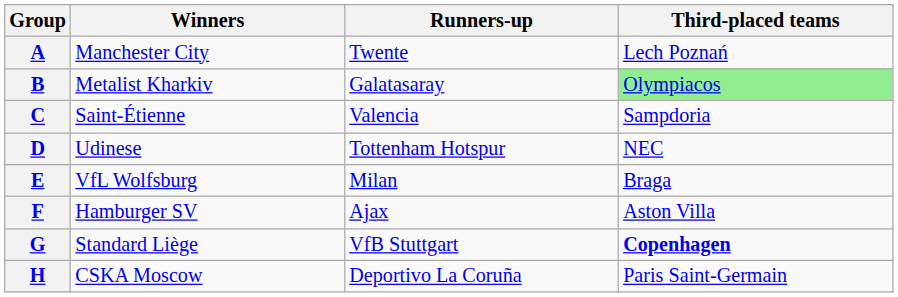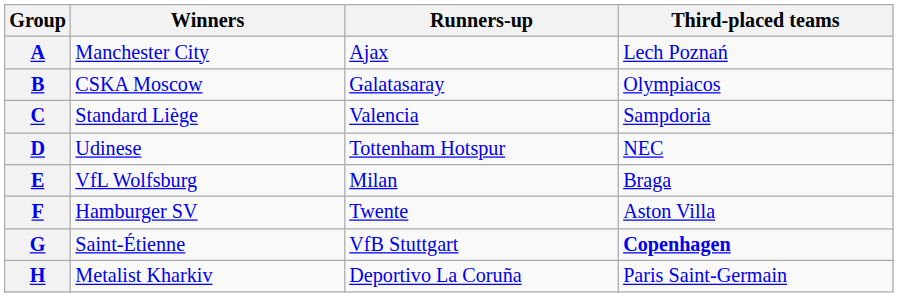(379, 52) Twente -> (369, 52) Ajax
(144, 84) Metalist Kharkiv -> (139, 84) CSKA Moscow
(672, 84) lightgreen background -> (672, 84) no background
(130, 116) Saint-Étienne -> (137, 116) Standard Liège
(369, 212) Ajax -> (379, 212) Twente
(137, 244) Standard Liège -> (130, 244) Saint-Étienne
(139, 276) CSKA Moscow -> (144, 276) Metalist Kharkiv
